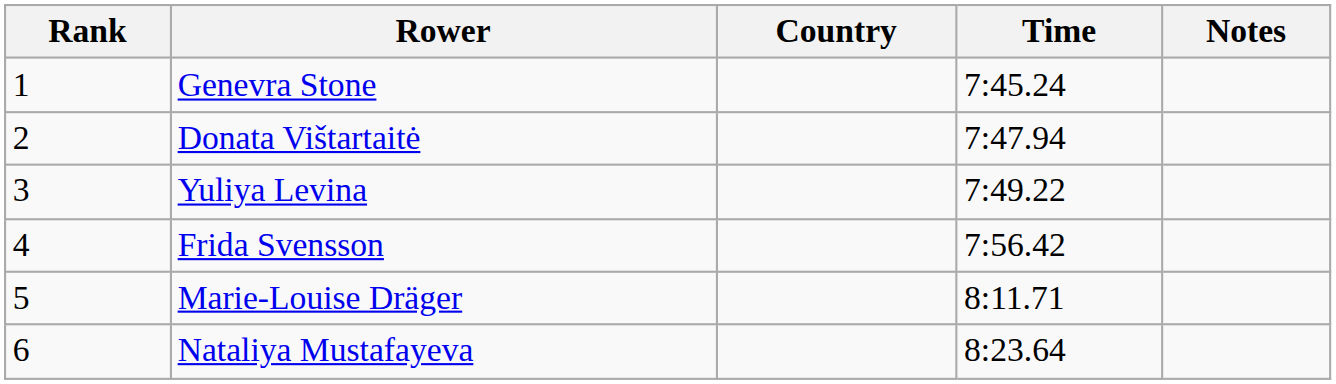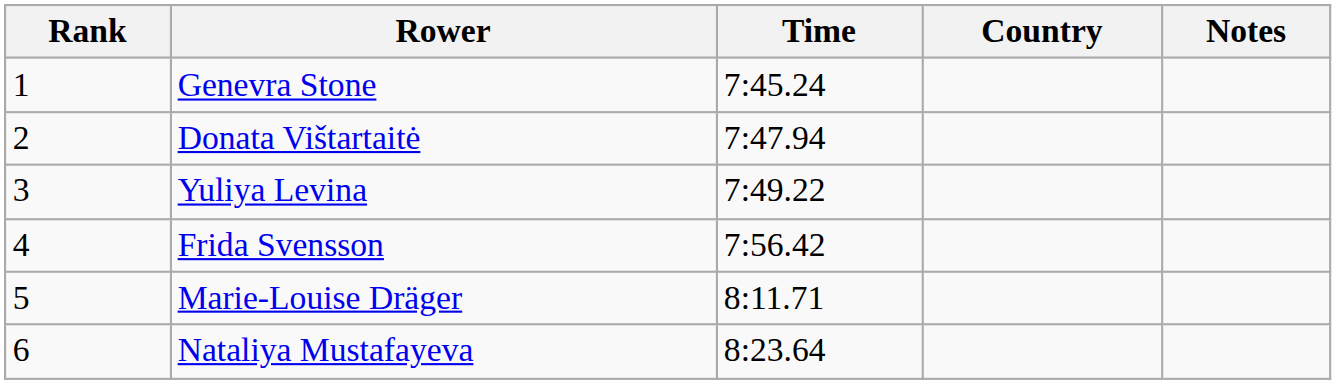columns swapped: (836, 31) <-> (1059, 31)
